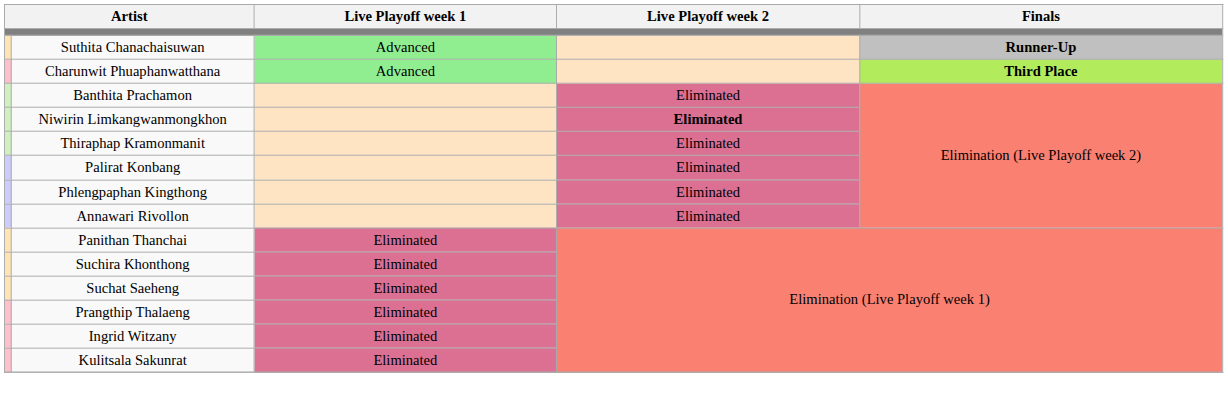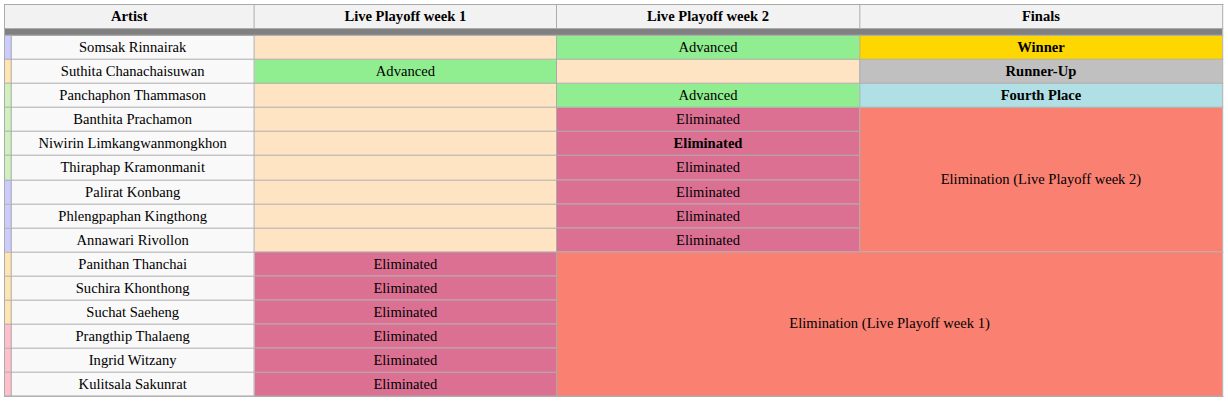+ row: (133, 47)
- row: (133, 71)
+ row: (133, 95)
